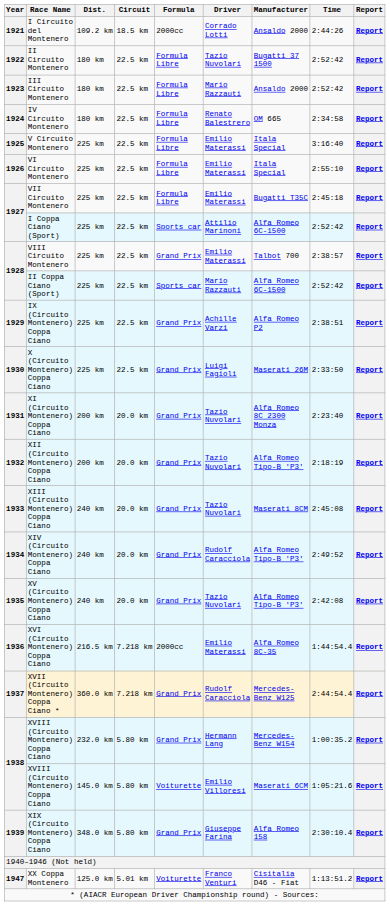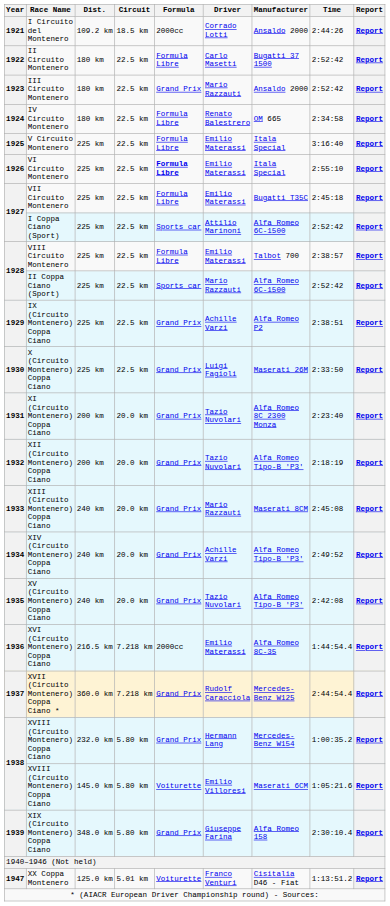(223, 61) Tazio Nuvolari -> (221, 61) Carlo Masetti
(172, 90) Formula Libre -> (179, 90) Grand Prix
(172, 169) normal -> (172, 169) bold
(179, 257) Grand Prix -> (172, 257) Formula Libre
(223, 509) Tazio Nuvolari -> (223, 509) Mario Razzauti
(228, 555) Rudolf Caracciola -> (221, 555) Achille Varzi
